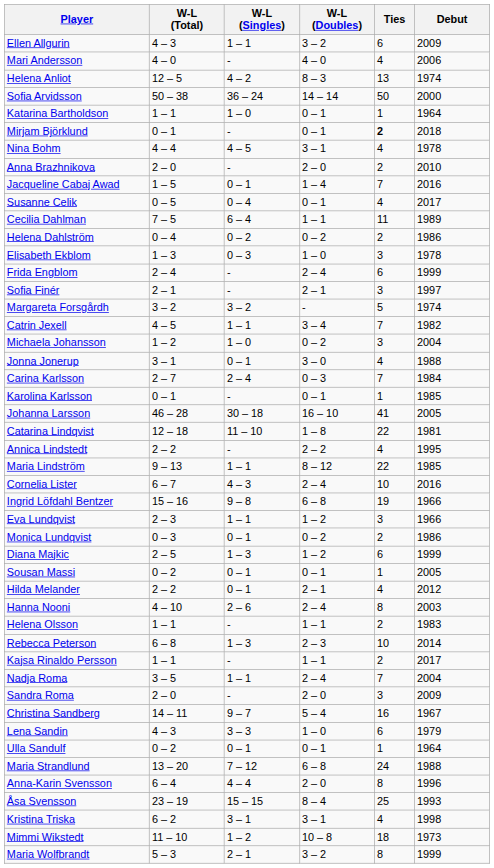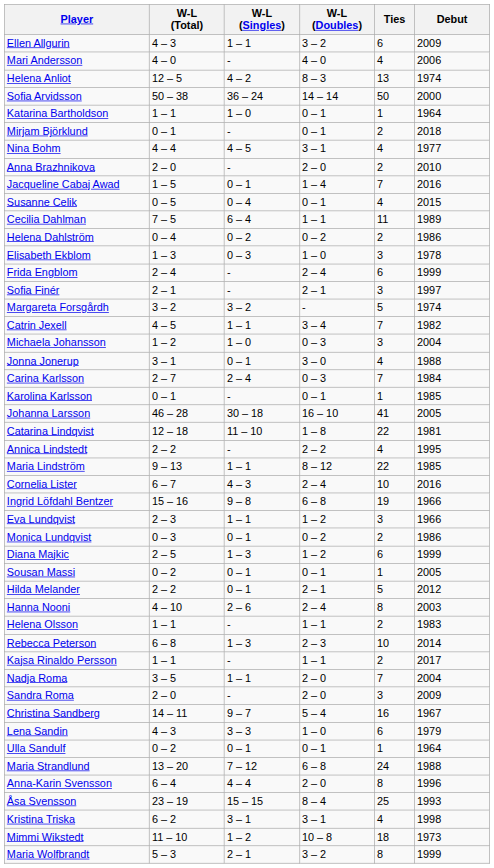(380, 131) bold -> (380, 131) normal
(429, 148) 1978 -> (429, 148) 1977
(429, 201) 2017 -> (429, 201) 2015
(314, 342) 0 – 2 -> (314, 342) 0 – 3
(380, 589) 4 -> (380, 589) 5
(314, 677) 2 – 4 -> (314, 677) 2 – 0
